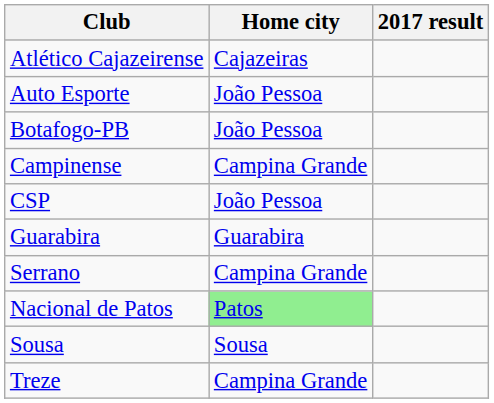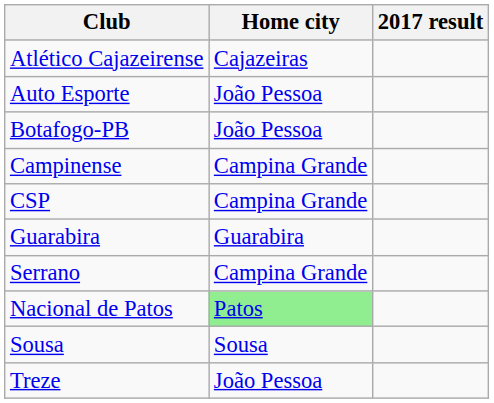(268, 201) João Pessoa -> (291, 201) Campina Grande
(291, 380) Campina Grande -> (268, 380) João Pessoa
